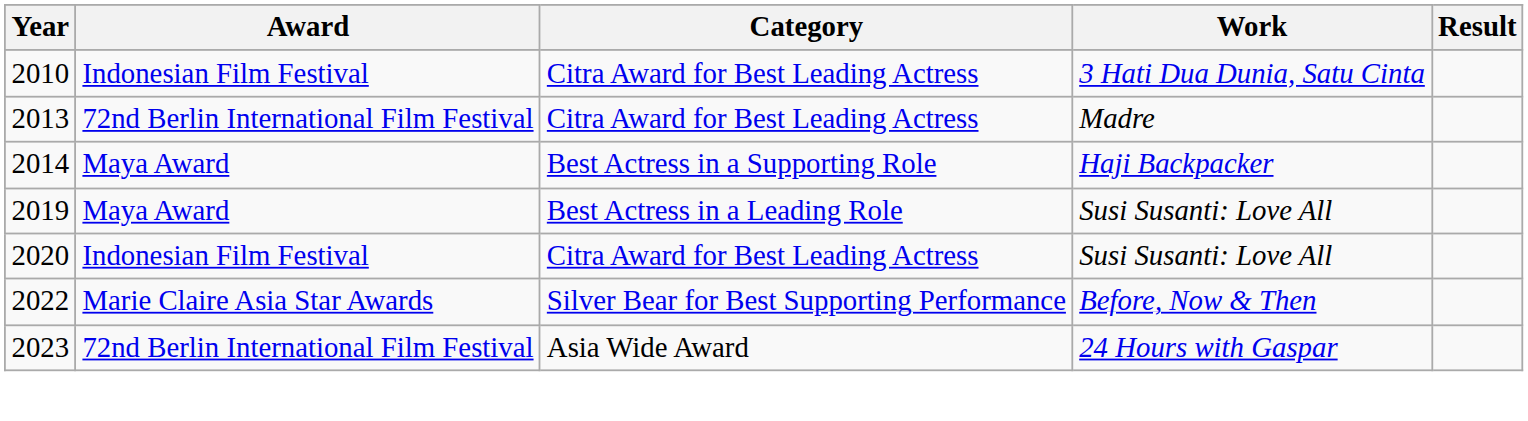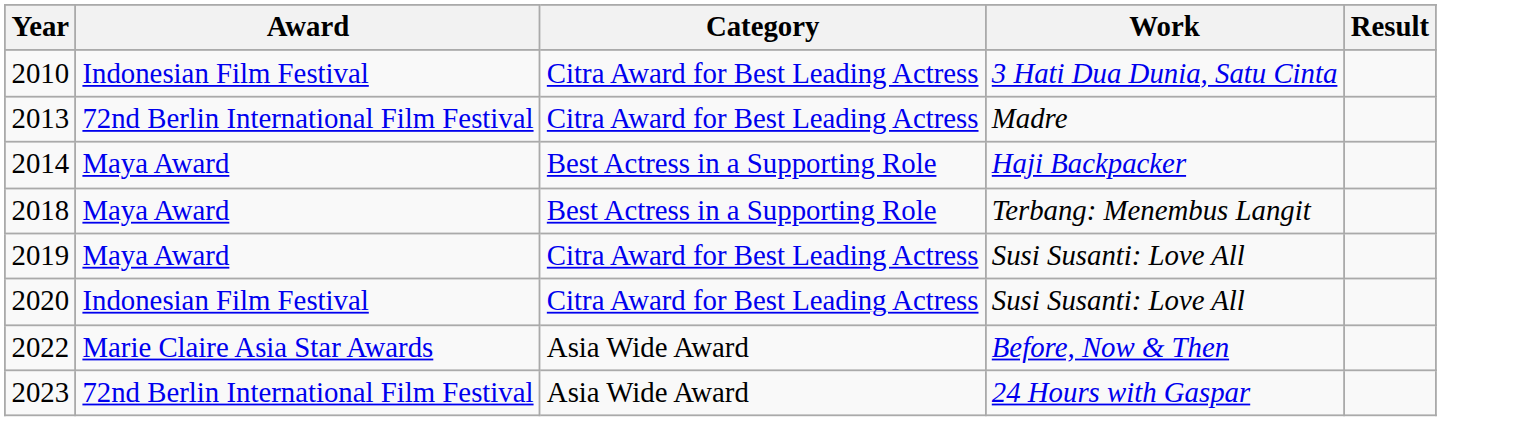+ row: (40, 210)
(725, 210) Best Actress in a Leading Role -> (763, 255) Citra Award for Best Leading Actress
(806, 301) Silver Bear for Best Supporting Performance -> (648, 347) Asia Wide Award
